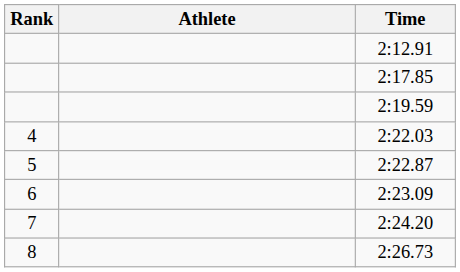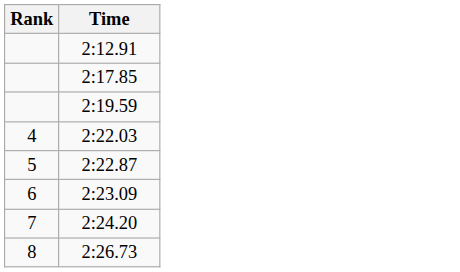- column: (207, 19)
